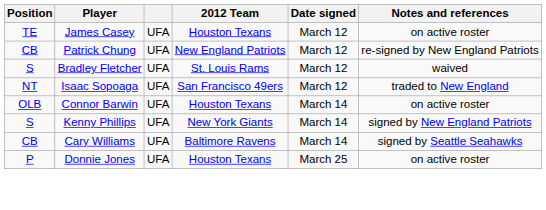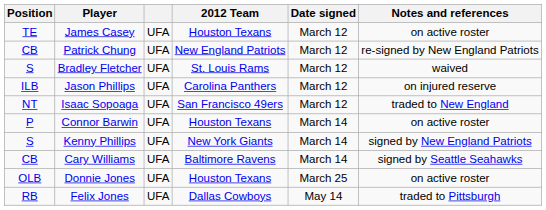+ row: (100, 86)
(30, 104) OLB -> (30, 123) P
(30, 159) P -> (30, 178) OLB
+ row: (100, 196)
